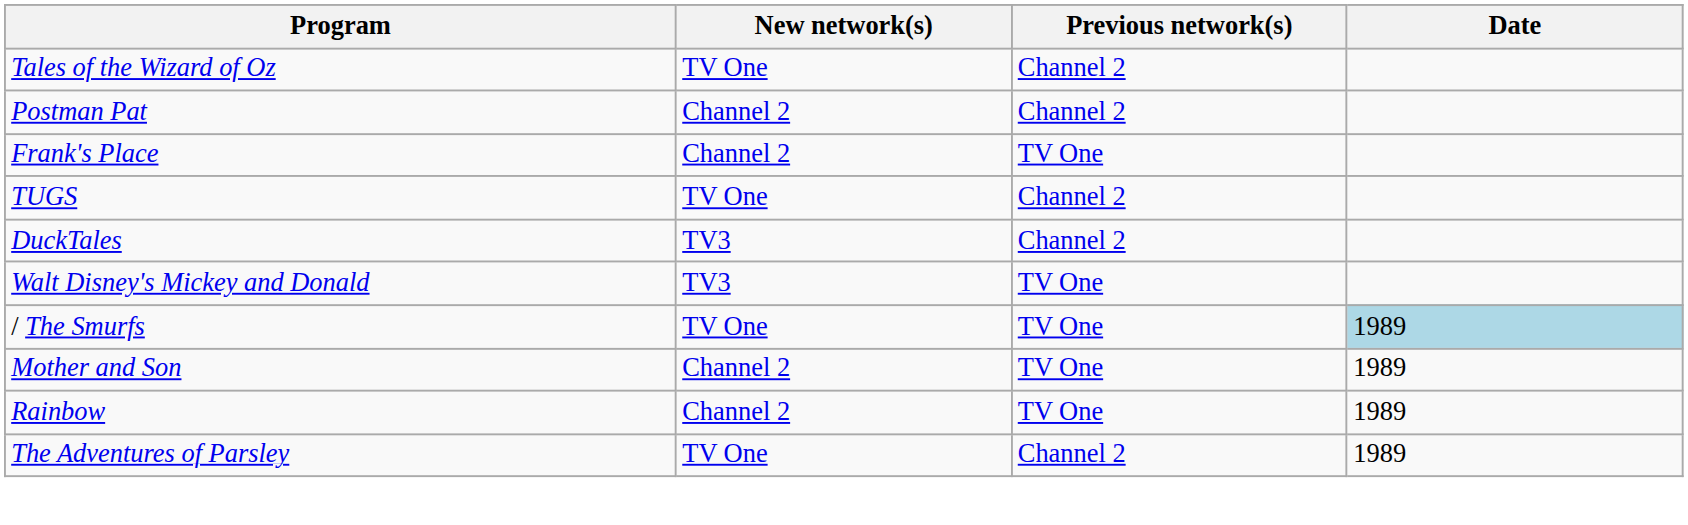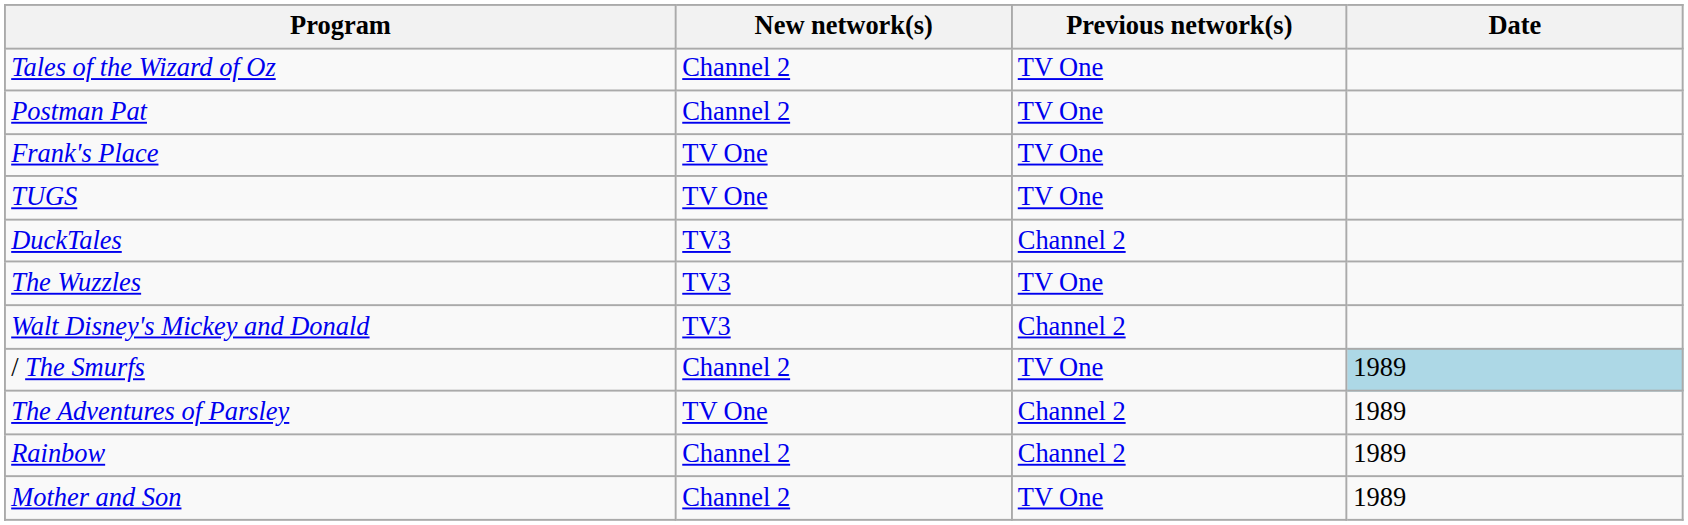(725, 68) TV One -> (736, 68) Channel 2
(1072, 68) Channel 2 -> (1060, 68) TV One
(1072, 111) Channel 2 -> (1060, 111) TV One
(736, 154) Channel 2 -> (725, 154) TV One
(1072, 197) Channel 2 -> (1060, 197) TV One
+ row: (76, 283)
(1060, 283) TV One -> (1072, 325) Channel 2
(725, 325) TV One -> (736, 368) Channel 2
rows swapped: (150, 454) <-> (96, 368)
(1060, 411) TV One -> (1072, 454) Channel 2
